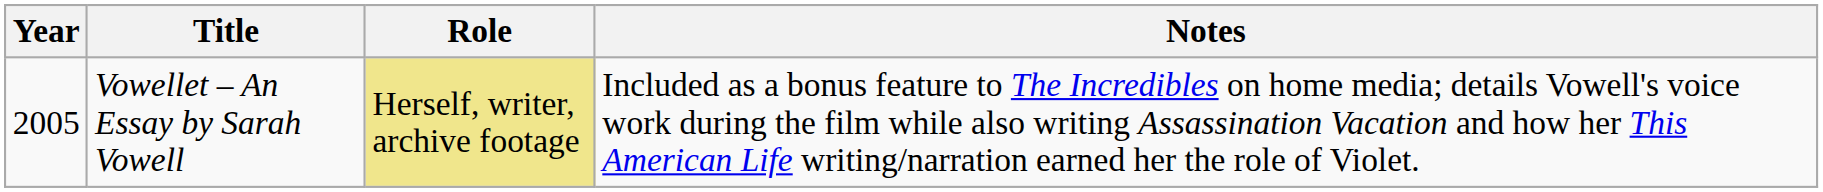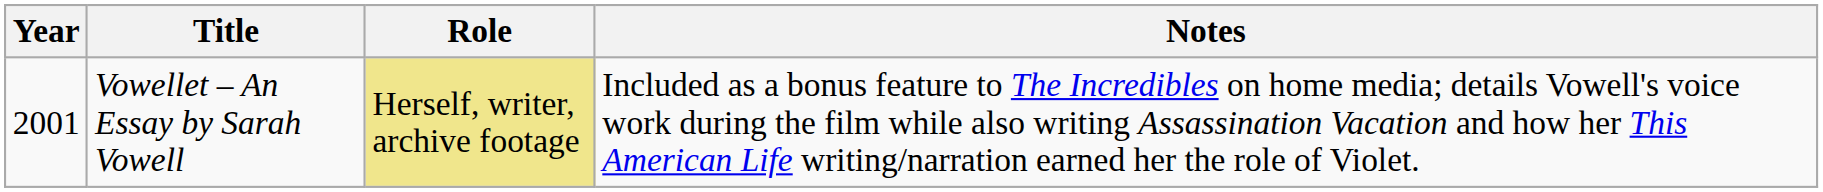(46, 121) 2005 -> (46, 121) 2001
